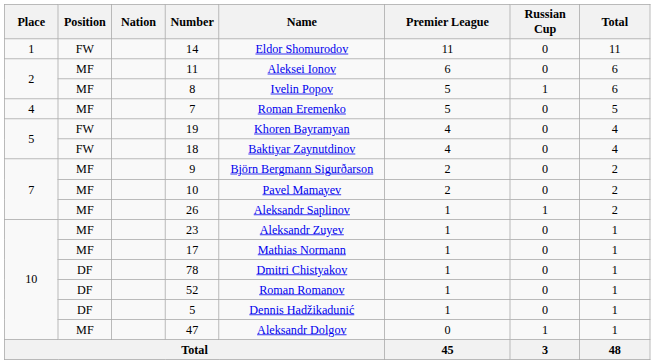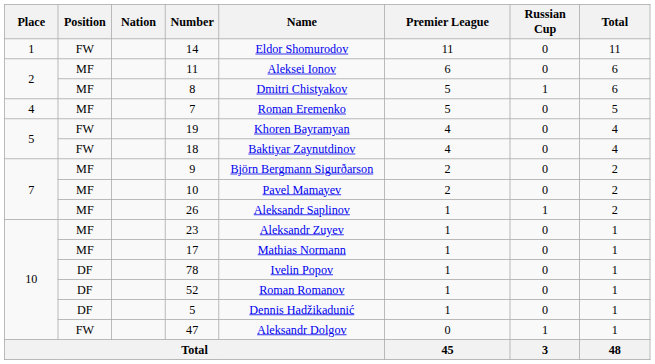(302, 89) Ivelin Popov -> (302, 89) Dmitri Chistyakov
(302, 269) Dmitri Chistyakov -> (302, 269) Ivelin Popov
(85, 329) MF -> (85, 329) FW
